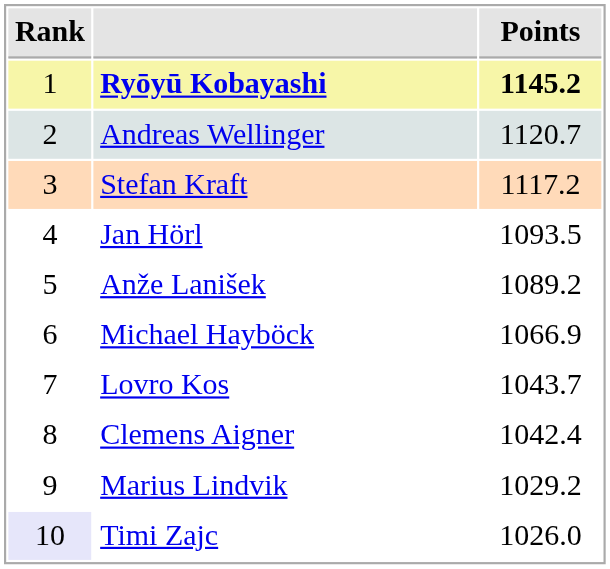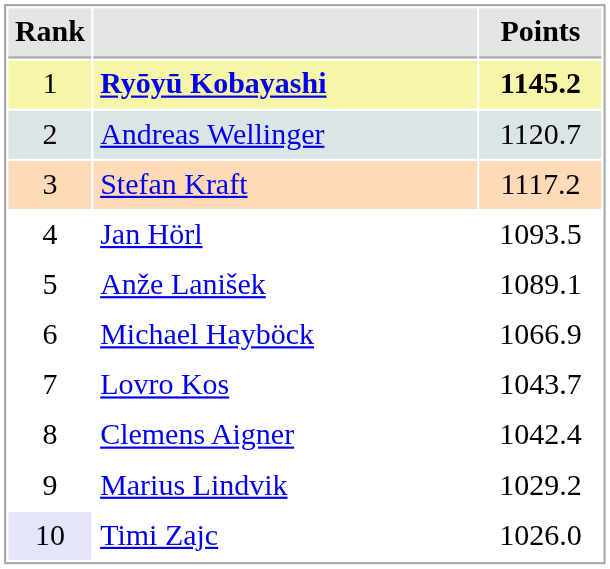(541, 284) 1089.2 -> (541, 284) 1089.1
